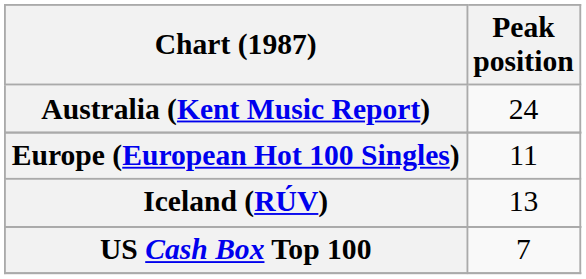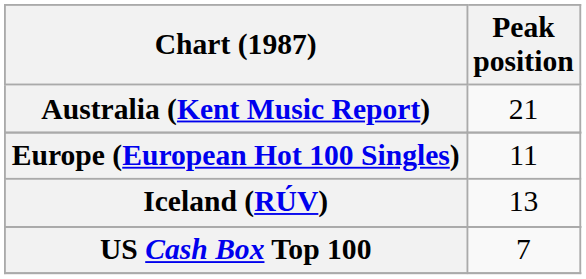(524, 108) 24 -> (524, 108) 21
